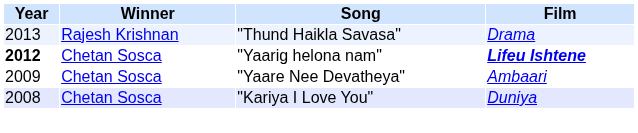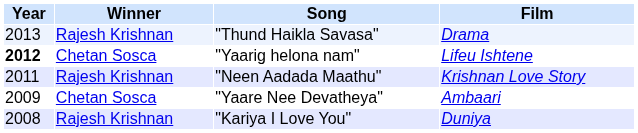(537, 56) bold -> (487, 56) normal
+ row: (298, 76)
(111, 98) Chetan Sosca -> (115, 118) Rajesh Krishnan
